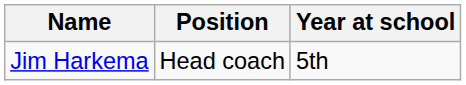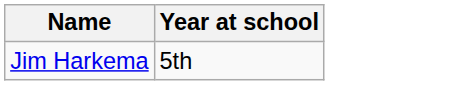- column: (222, 23)
